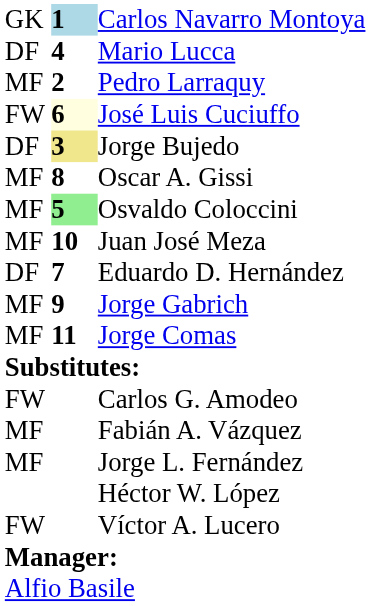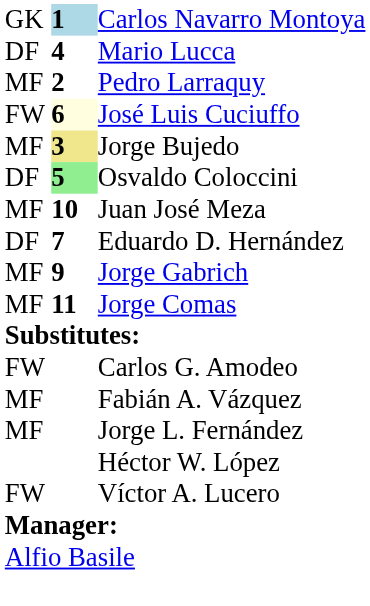(22, 145) DF -> (24, 145) MF
- row: (176, 177)
(24, 209) MF -> (22, 177) DF
